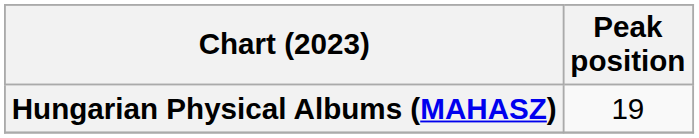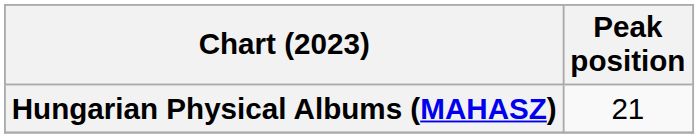(628, 108) 19 -> (628, 108) 21
